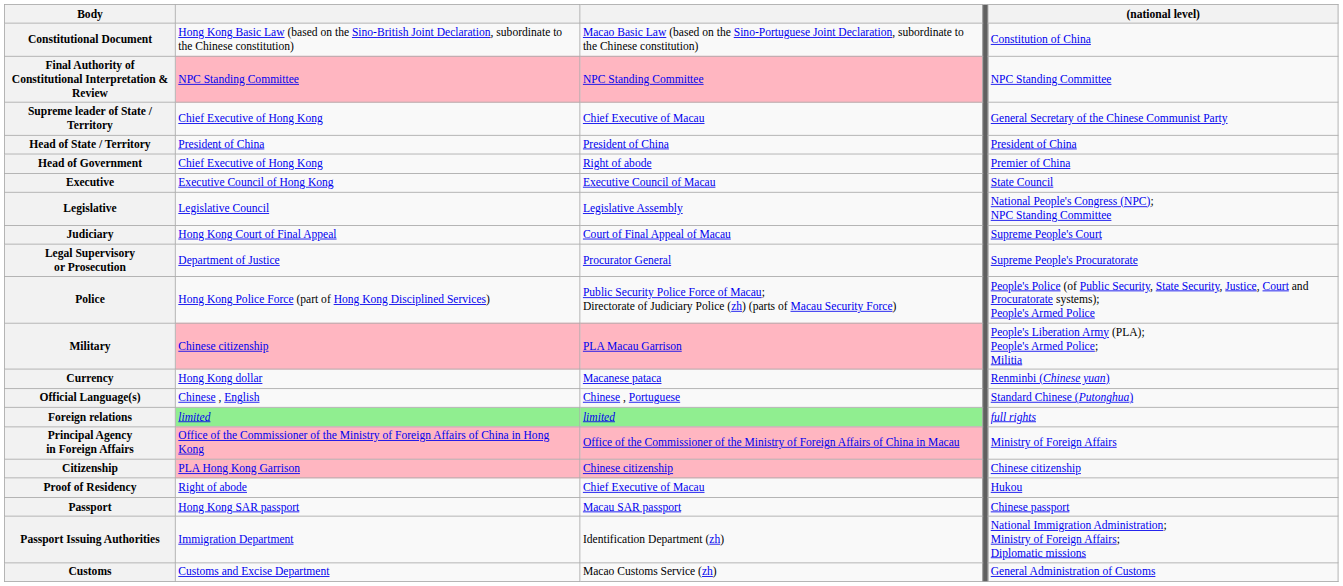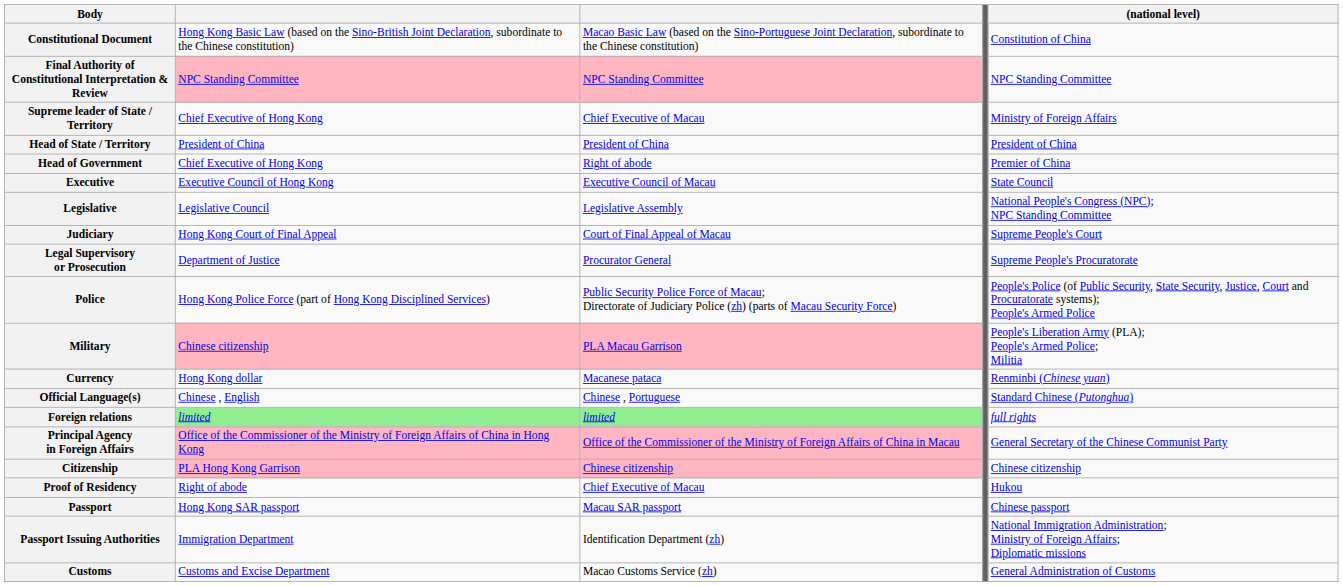(1109, 118) General Secretary of the Chinese Communist Party -> (1054, 118) Ministry of Foreign Affairs
(1054, 442) Ministry of Foreign Affairs -> (1109, 442) General Secretary of the Chinese Communist Party
